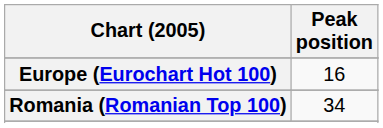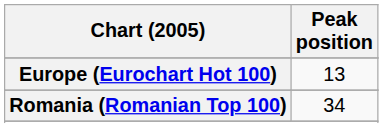(334, 74) 16 -> (334, 74) 13
